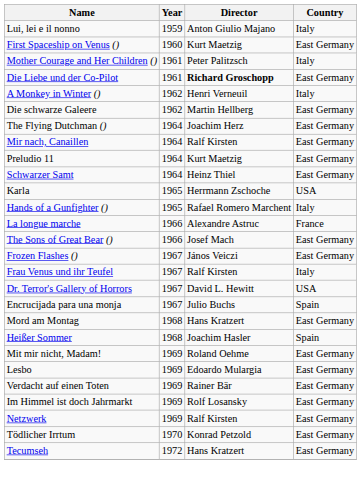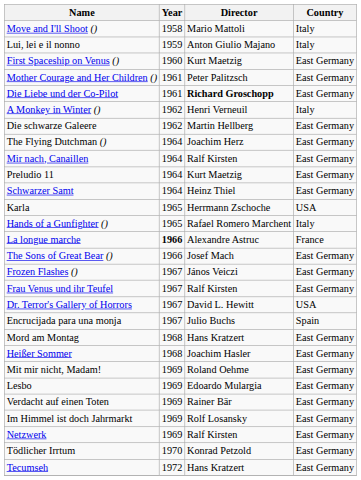+ row: (52, 28)
(305, 61) Italy -> (325, 77) East Germany
(172, 223) normal -> (172, 239) bold
(305, 272) Italy -> (325, 288) East Germany
(307, 337) Spain -> (325, 353) East Germany
